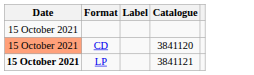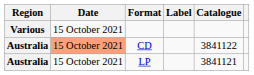+ column: (28, 12)
(175, 45) 3841120 -> (219, 45) 3841122
(43, 62) bold -> (88, 62) normal
